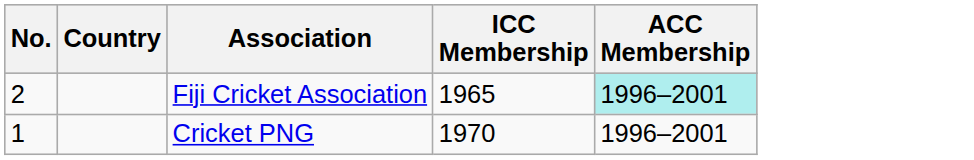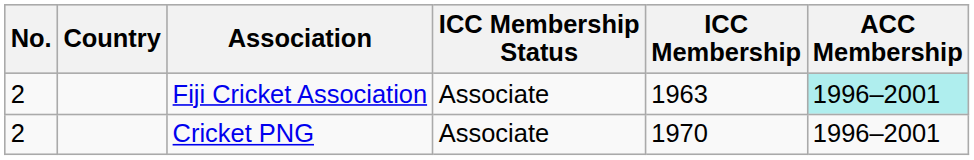+ column: (539, 38)
(467, 93) 1965 -> (680, 93) 1963
(18, 133) 1 -> (18, 133) 2
